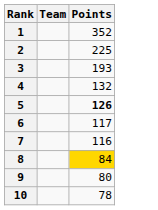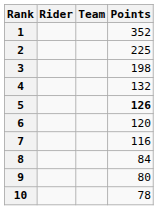+ column: (56, 14)
(102, 68) 193 -> (141, 68) 198
(102, 123) 117 -> (141, 123) 120
(105, 159) gold background -> (144, 159) no background
